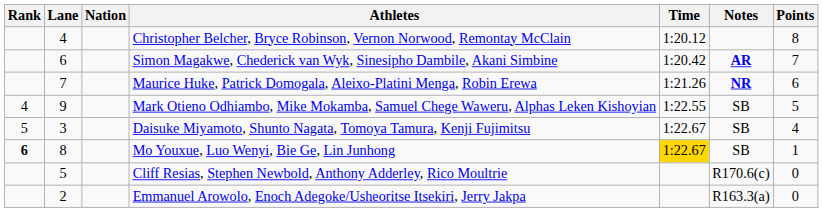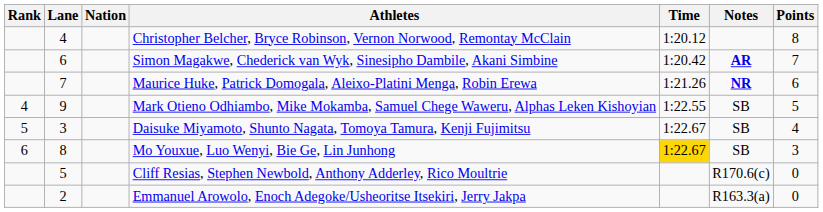(24, 151) bold -> (24, 151) normal
(795, 151) 1 -> (795, 151) 3
